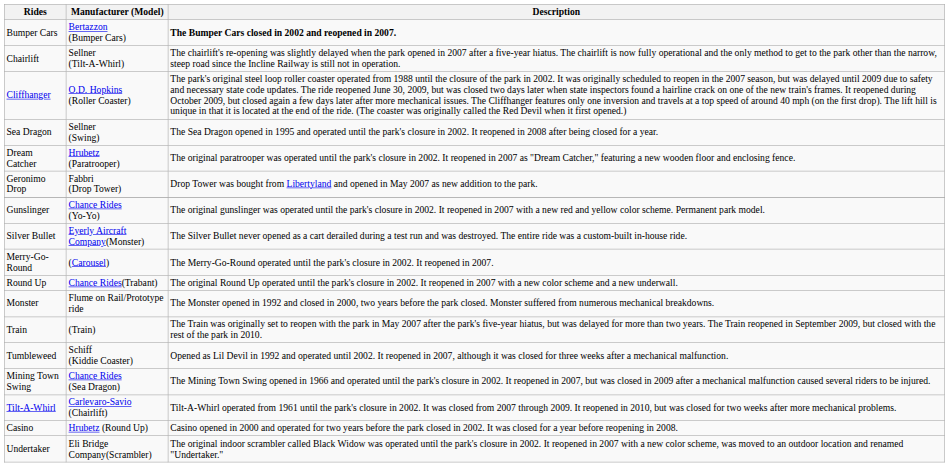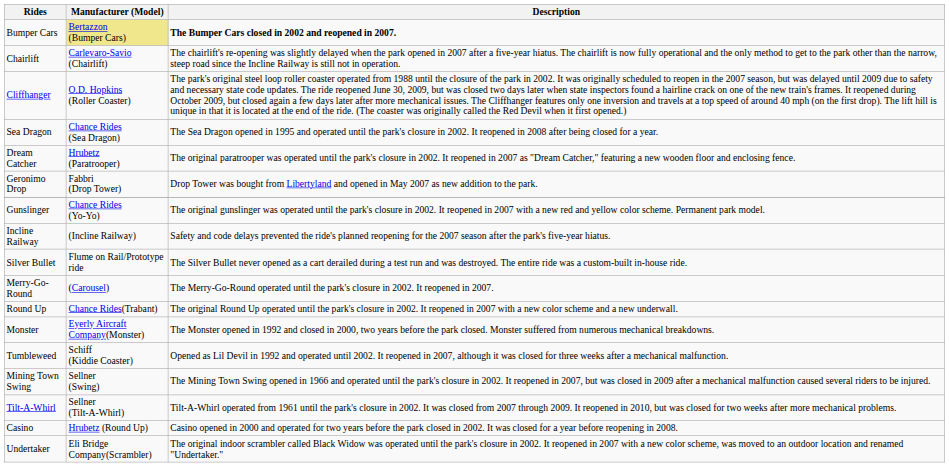(97, 32) no background -> (97, 32) khaki background
(96, 58) Sellner (Tilt-A-Whirl) -> (100, 58) Carlevaro-Savio (Chairlift)
(84, 132) Sellner (Swing) -> (95, 132) Chance Rides (Sea Dragon)
+ row: (23, 236)
(106, 236) Eyerly Aircraft Company(Monster) -> (116, 262) Flume on Rail/Prototype ride
(116, 303) Flume on Rail/Prototype ride -> (106, 329) Eyerly Aircraft Company(Monster)
- row: (17, 329)
(95, 381) Chance Rides (Sea Dragon) -> (84, 381) Sellner (Swing)
(100, 407) Carlevaro-Savio (Chairlift) -> (96, 407) Sellner (Tilt-A-Whirl)
